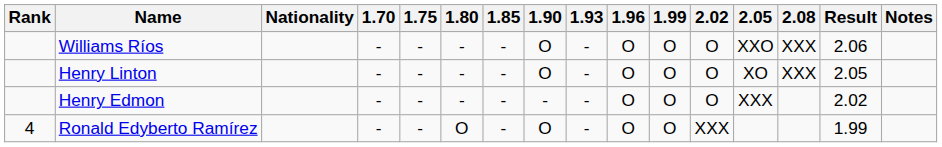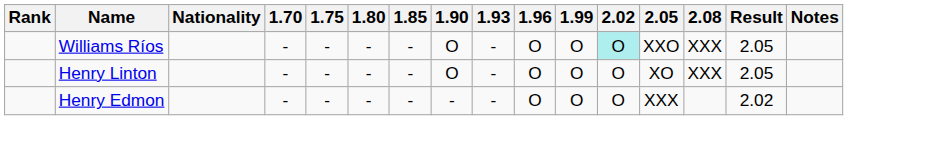(712, 45) no background -> (618, 45) paleturquoise background
(851, 45) 2.06 -> (756, 45) 2.05
- row: (158, 127)
